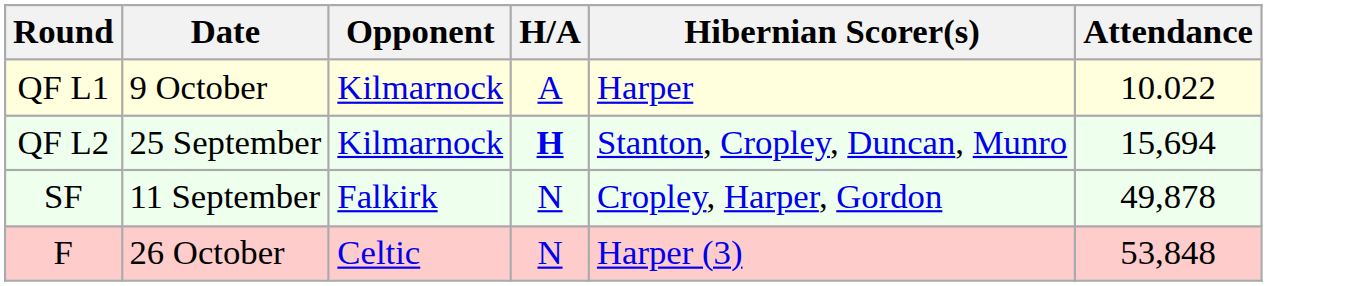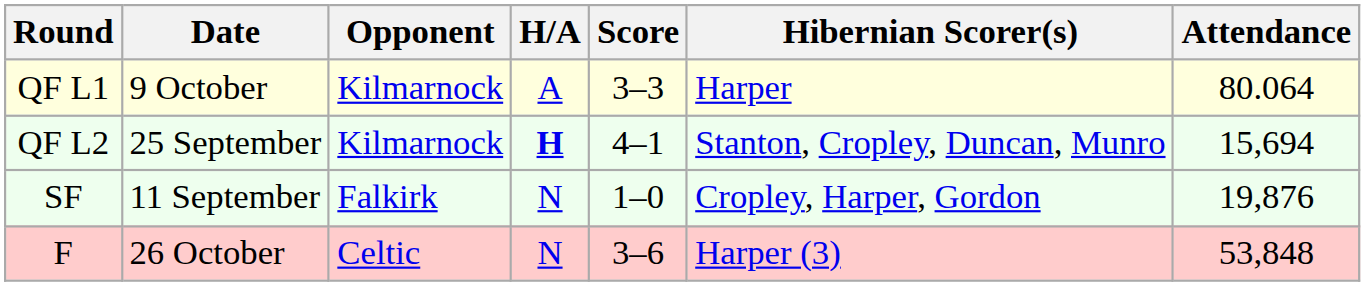+ column: (638, 32)
(1168, 87) 10.022 -> (1266, 87) 80.064
(1168, 197) 49,878 -> (1266, 197) 19,876
